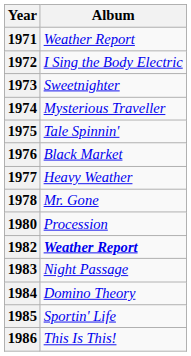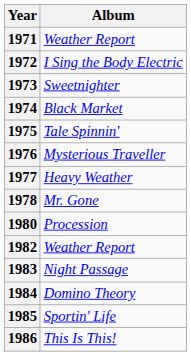(105, 108) Mysterious Traveller -> (83, 108) Black Market
(83, 154) Black Market -> (105, 154) Mysterious Traveller
(91, 246) bold -> (89, 246) normal
